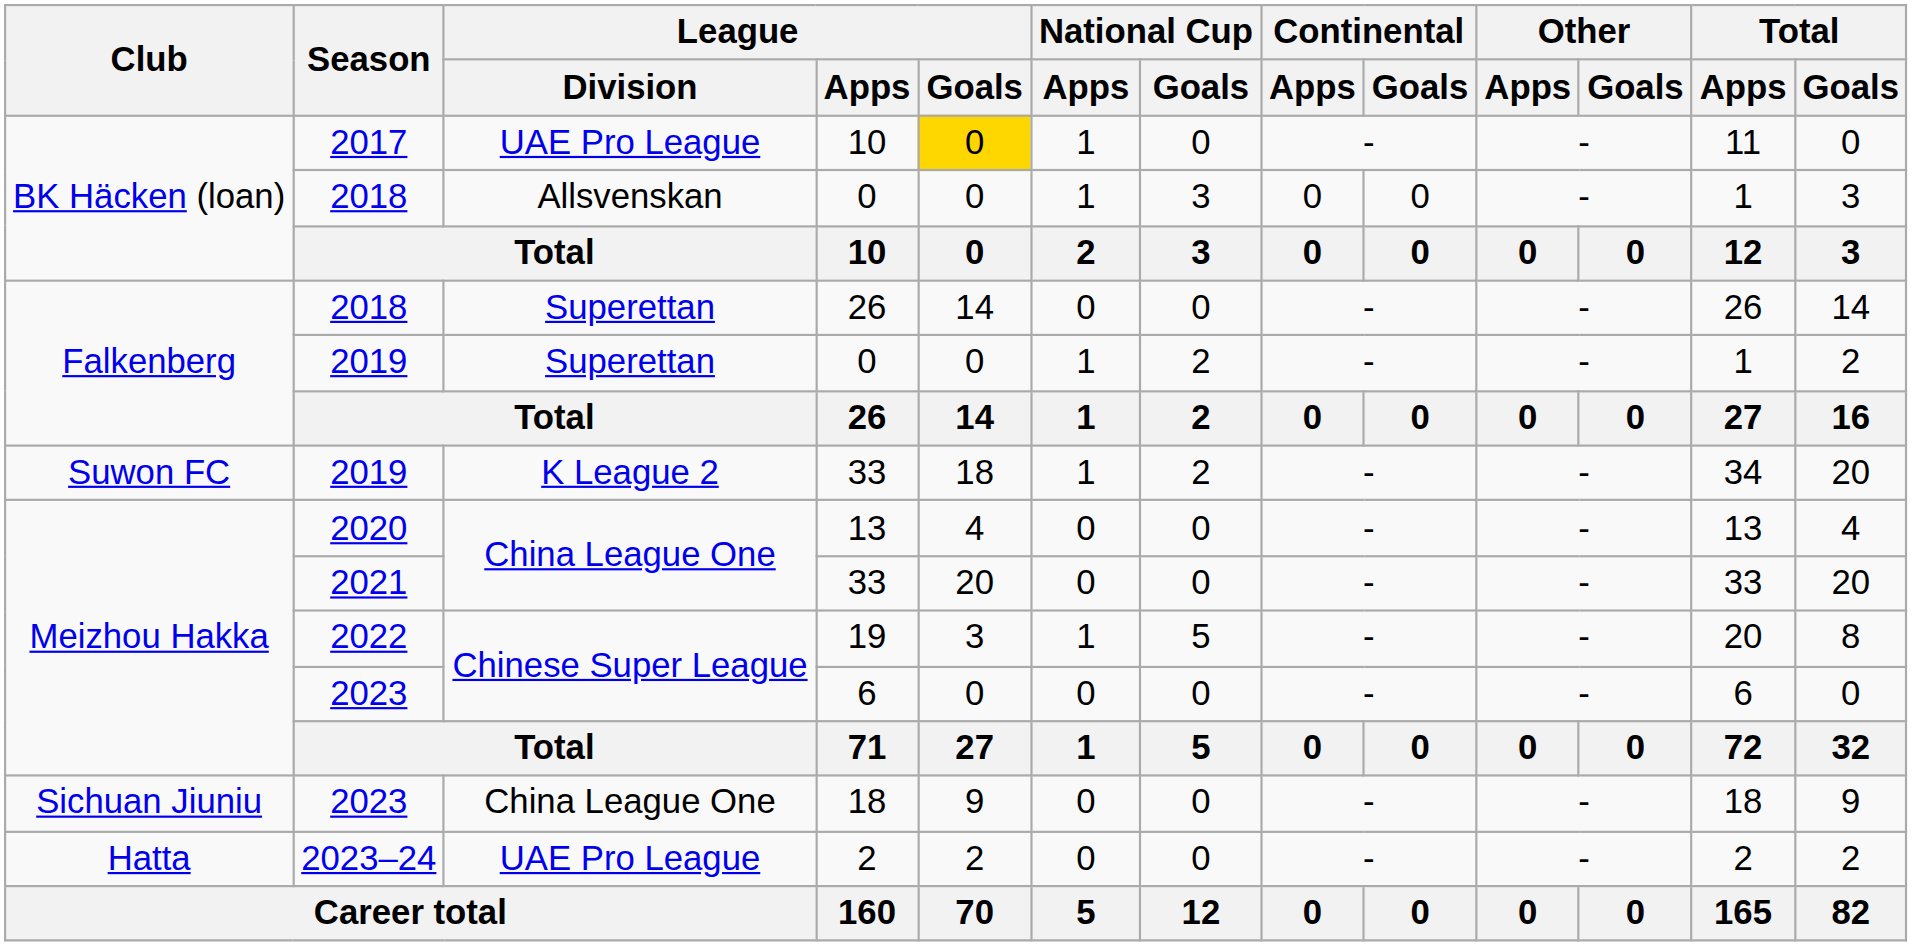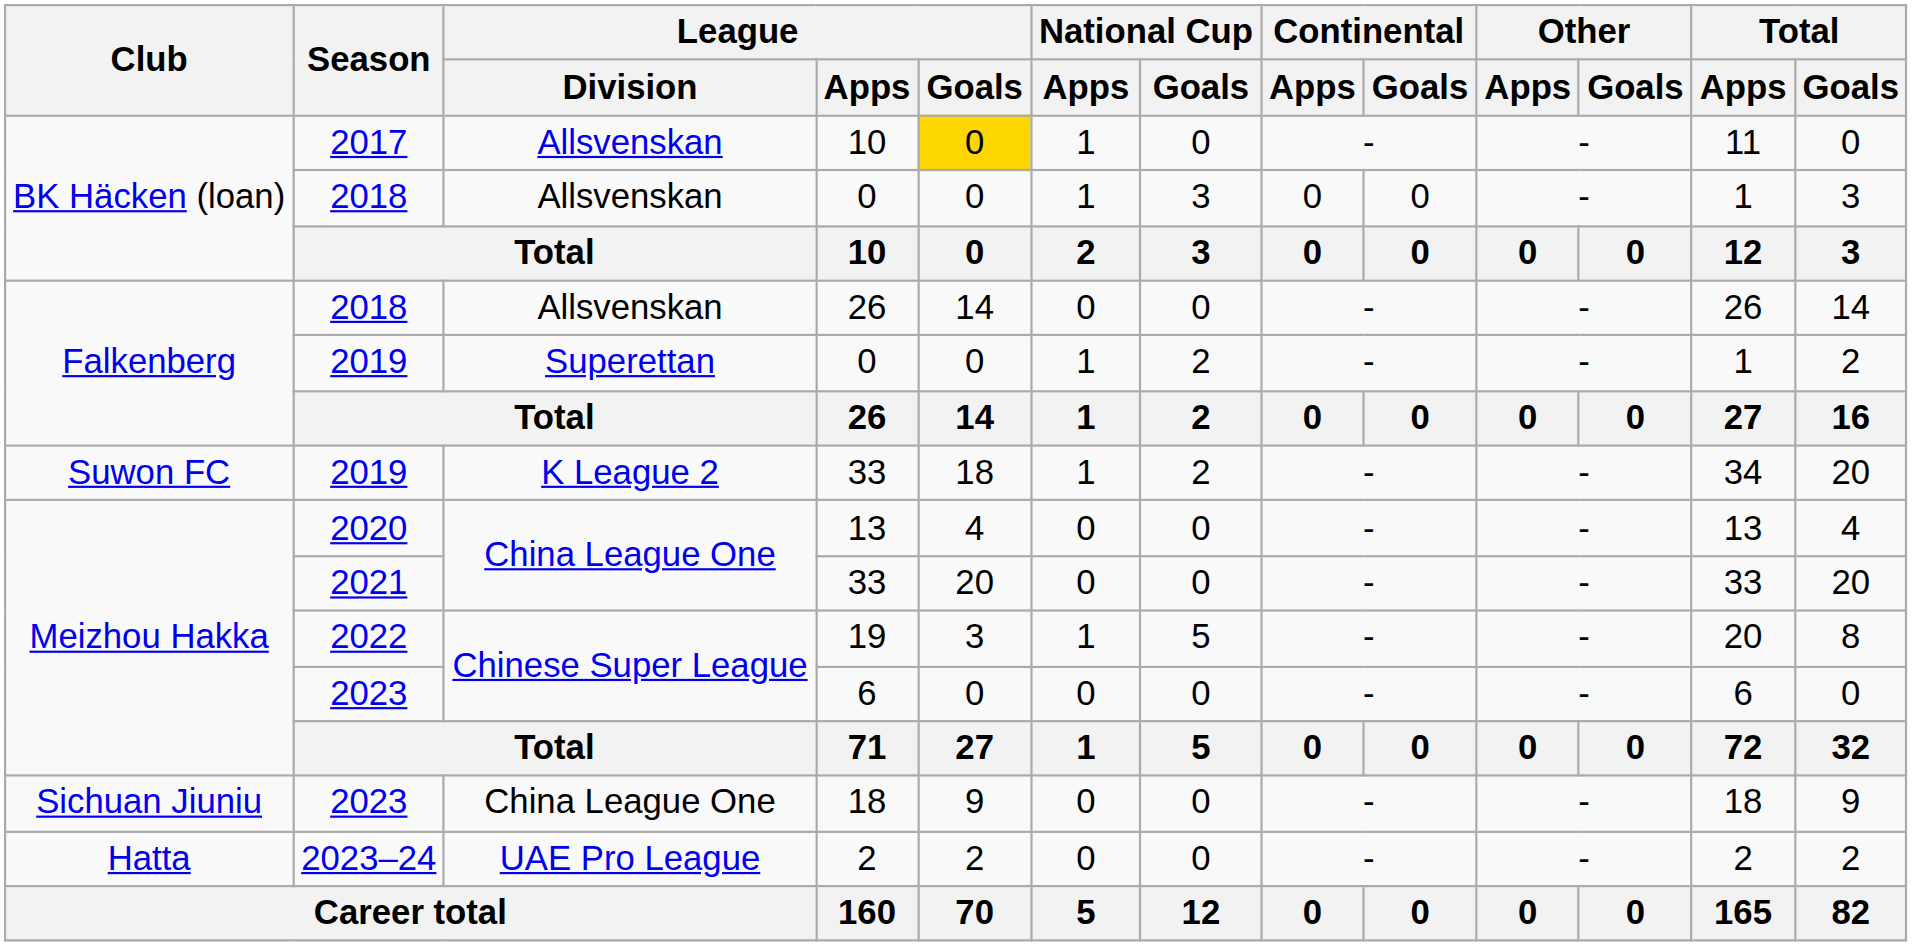(630, 142) UAE Pro League -> (630, 142) Allsvenskan
(630, 307) Superettan -> (630, 307) Allsvenskan
